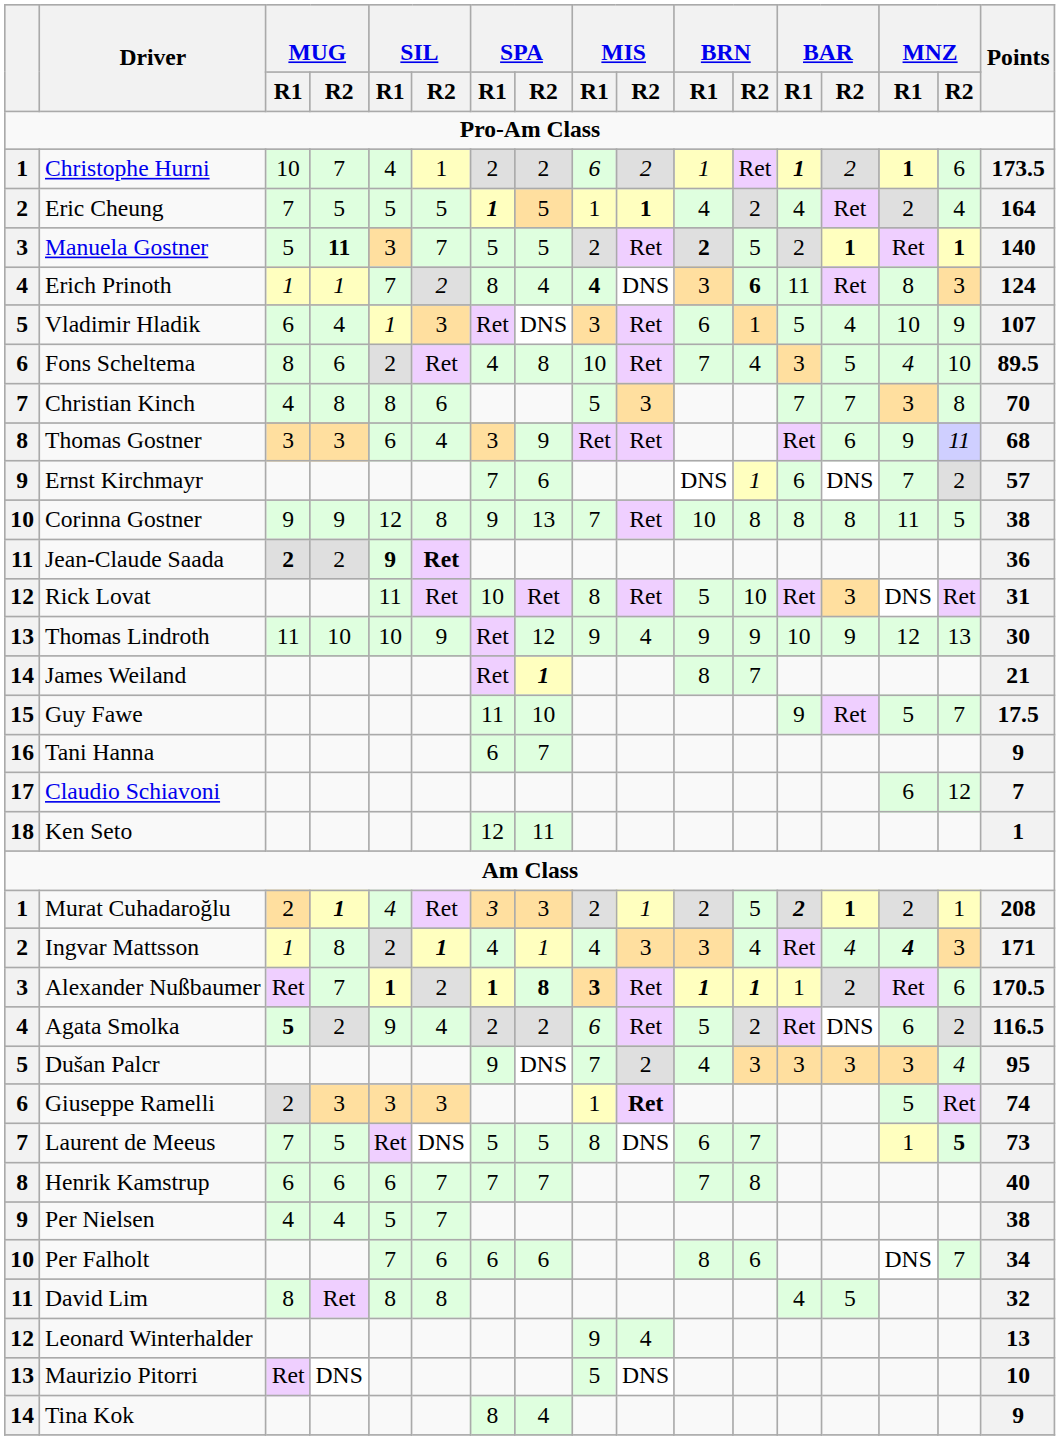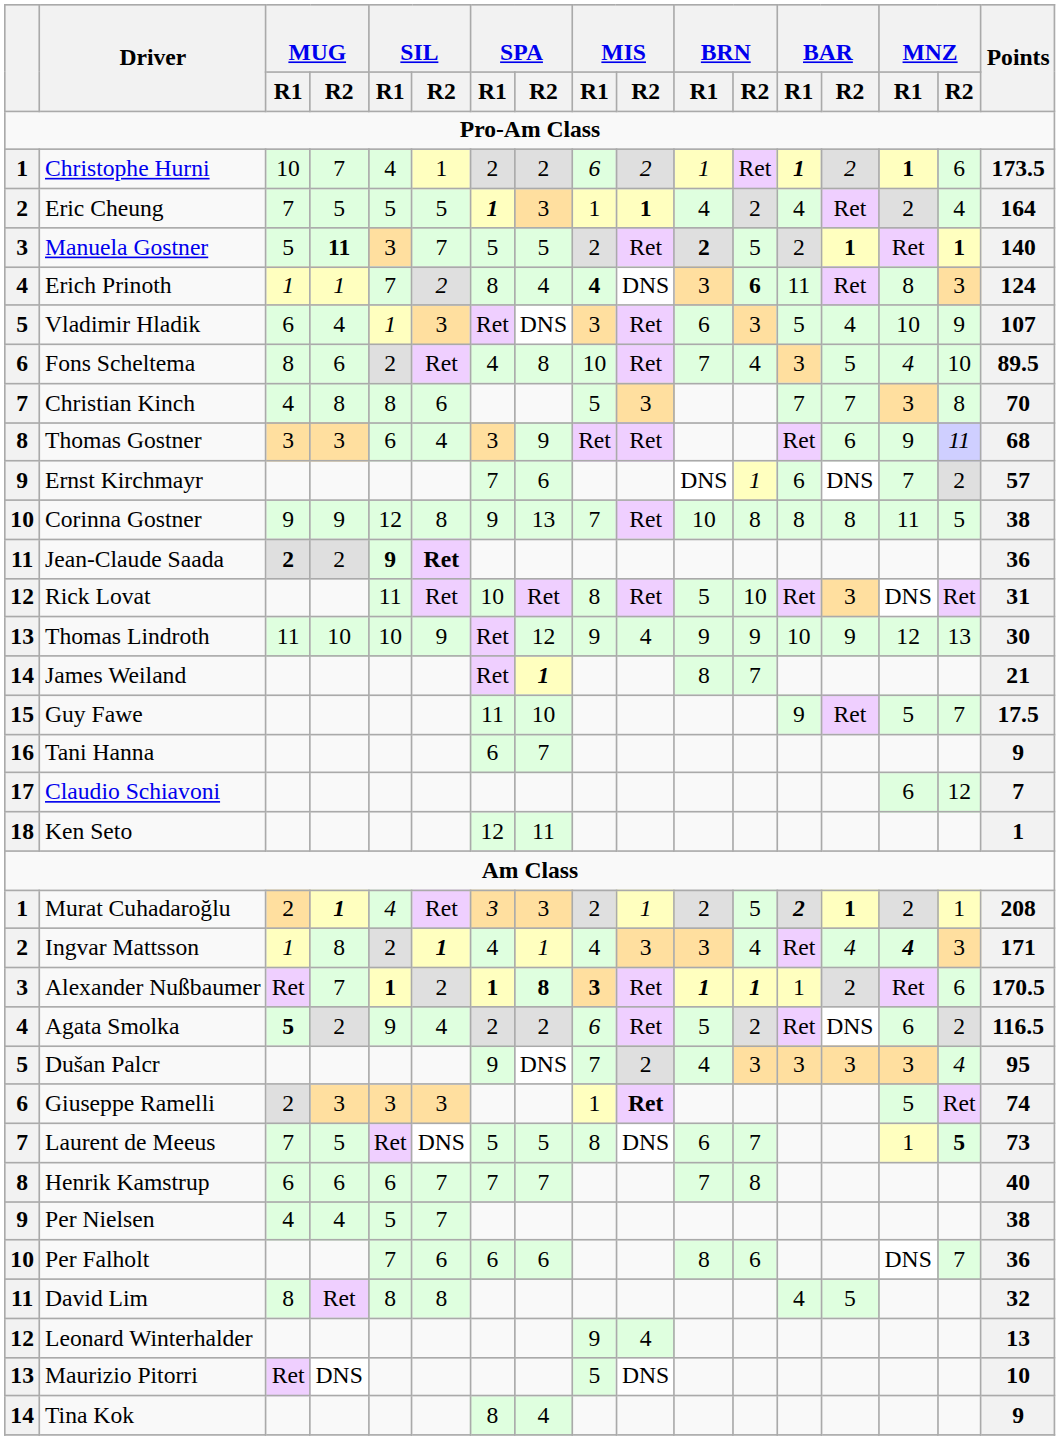(543, 208) 5 -> (543, 208) 3
(755, 324) 1 -> (755, 324) 3
(1018, 1259) 34 -> (1018, 1259) 36
